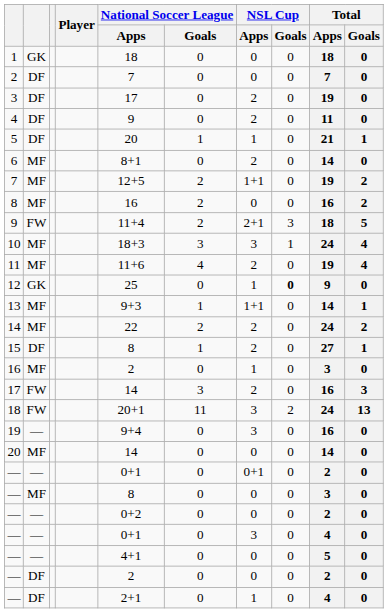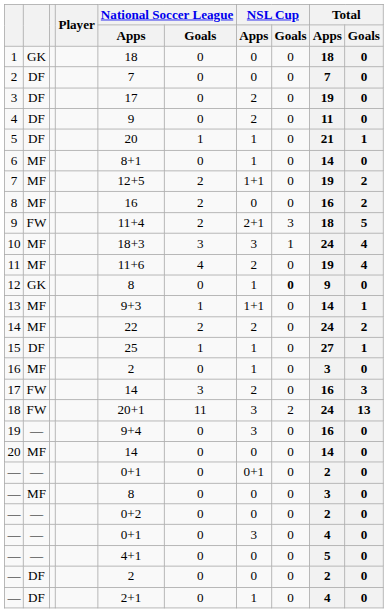(254, 160) 2 -> (254, 160) 1
(131, 285) 25 -> (131, 285) 8
(131, 347) 8 -> (131, 347) 25
(254, 347) 2 -> (254, 347) 1
